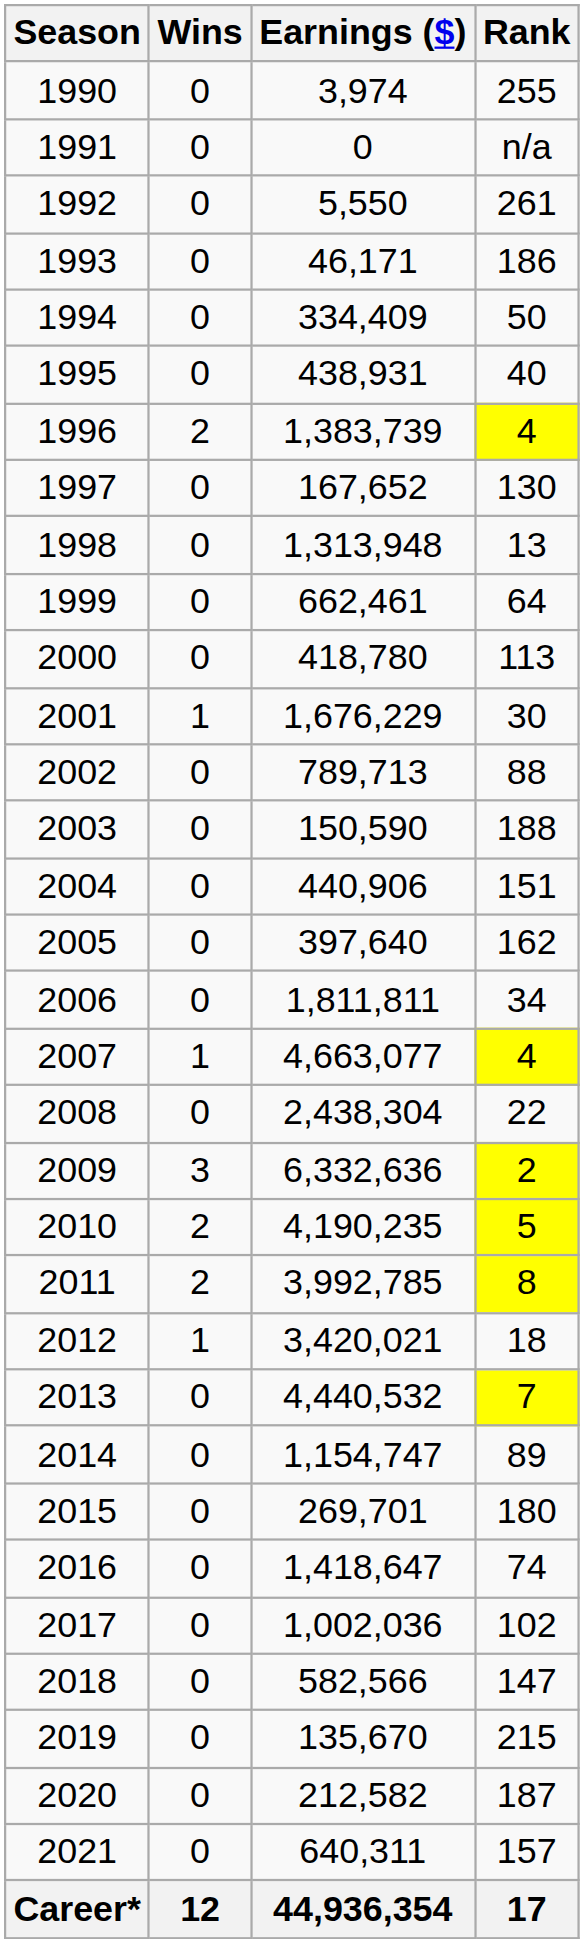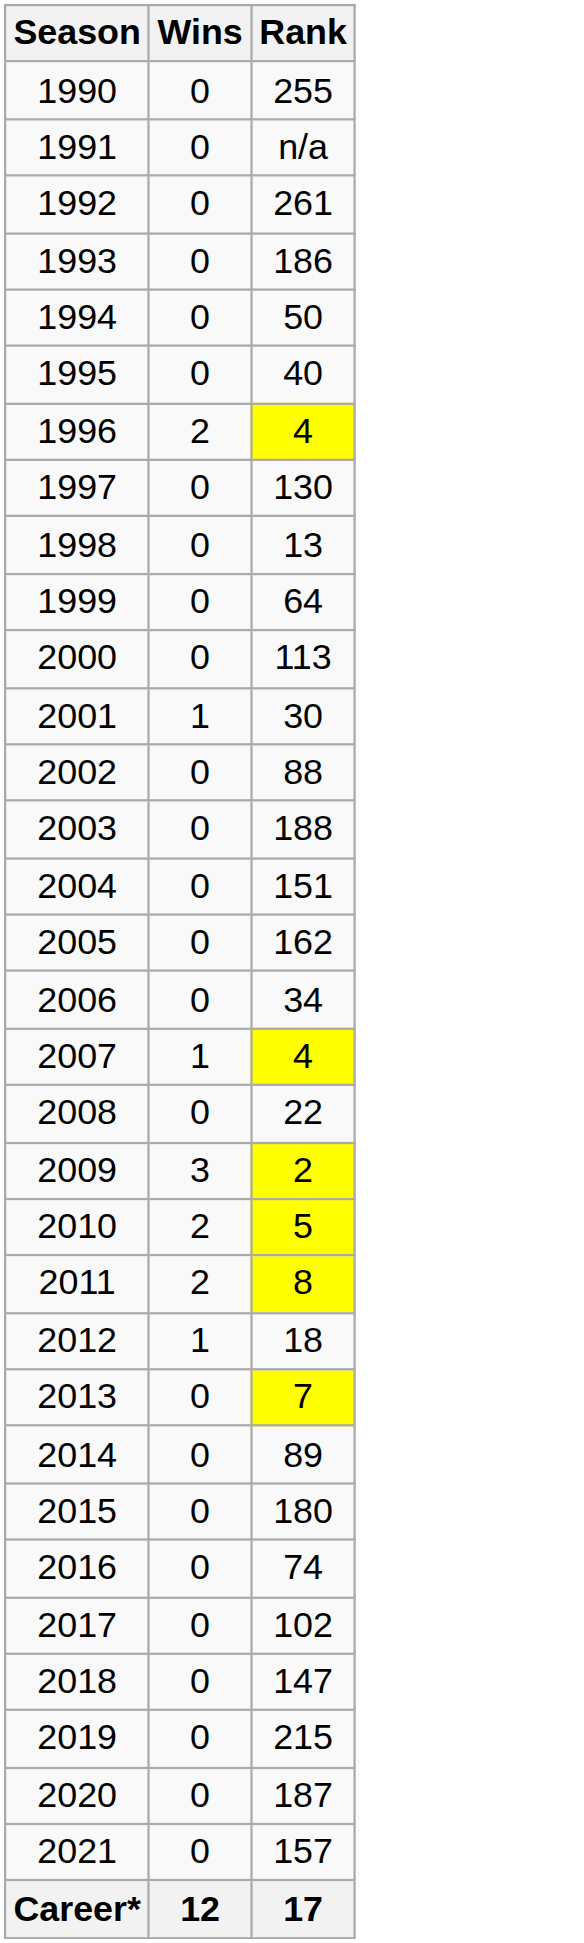- column: (363, 32)
